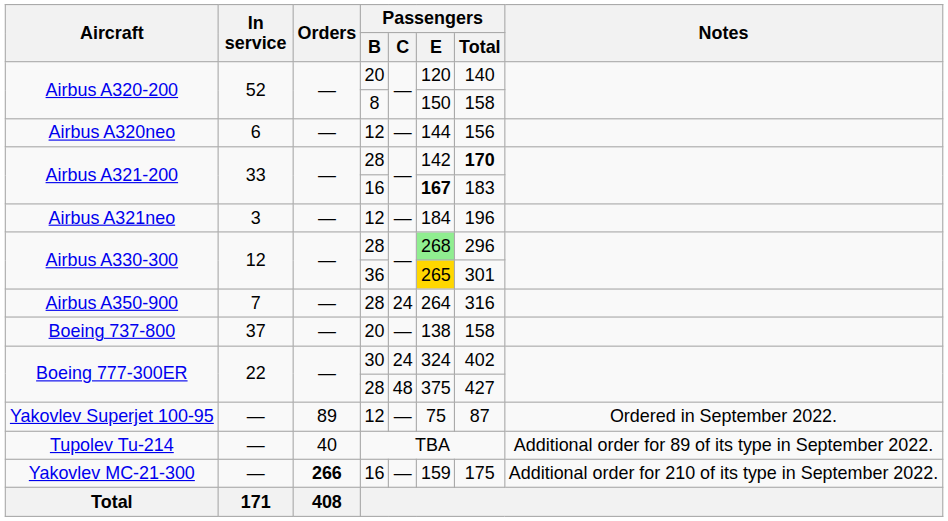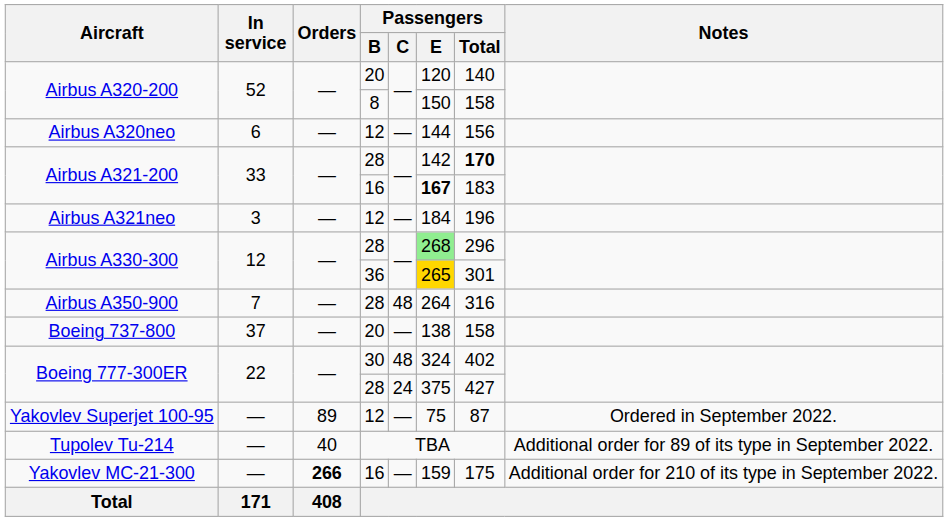(403, 302) 24 -> (403, 302) 48
(403, 359) 24 -> (403, 359) 48
(403, 388) 48 -> (403, 388) 24
